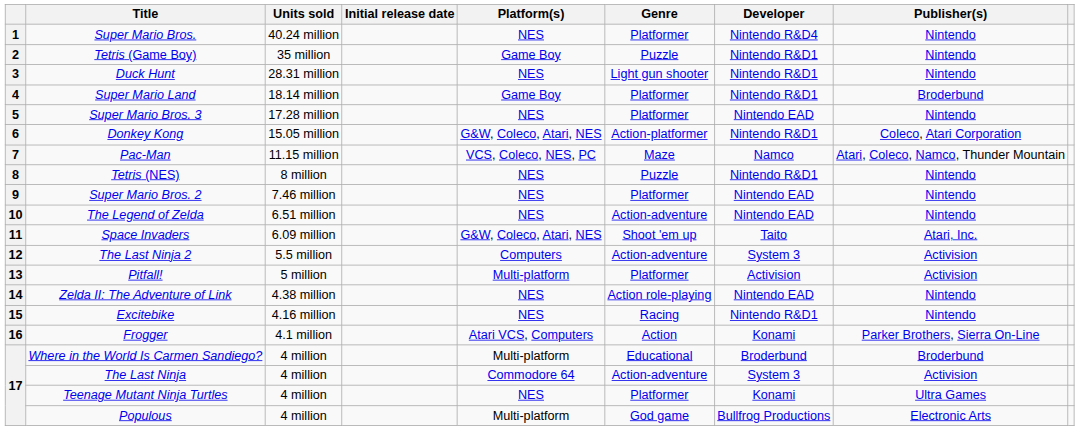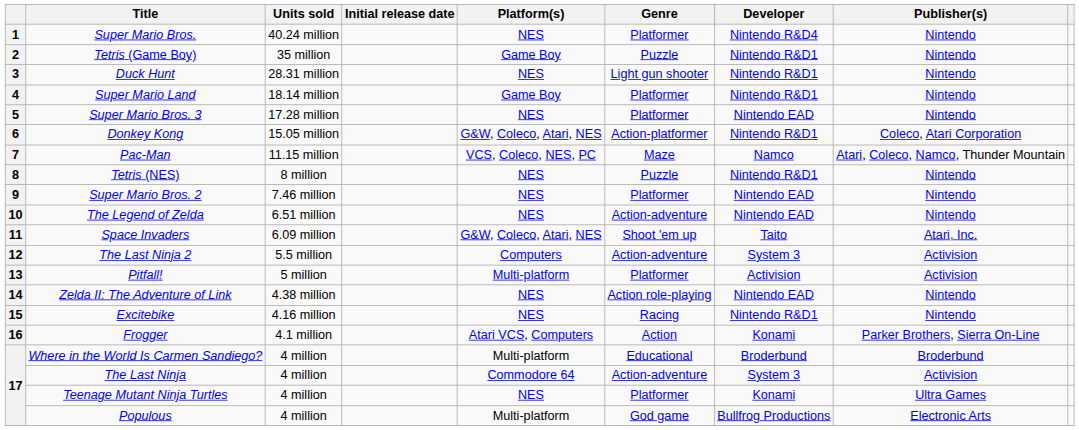(951, 94) Broderbund -> (951, 94) Nintendo
